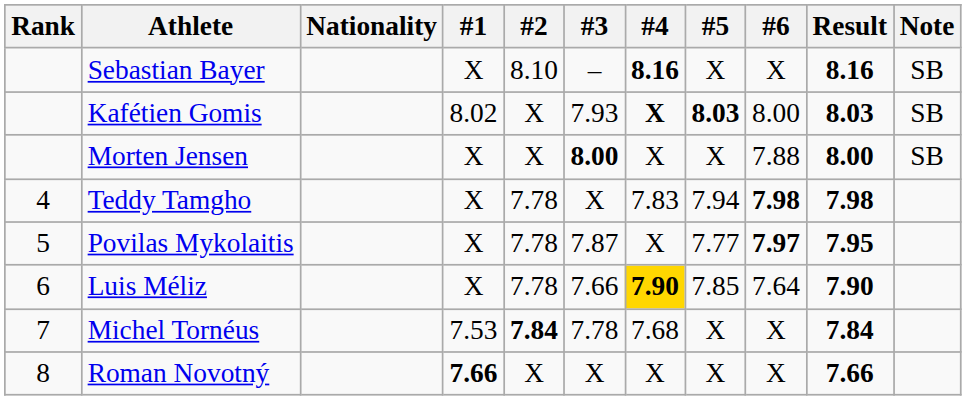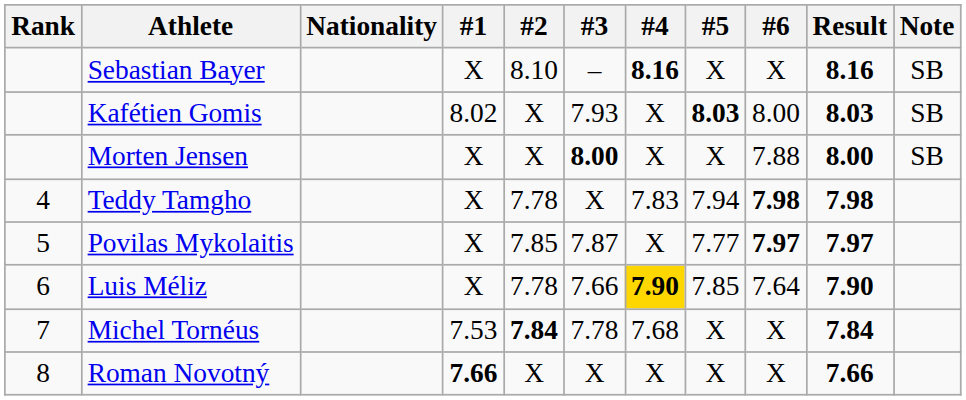(655, 112) bold -> (655, 112) normal
(534, 243) 7.78 -> (534, 243) 7.85
(850, 243) 7.95 -> (850, 243) 7.97
